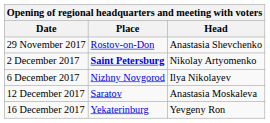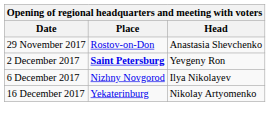(213, 61) Nikolay Artyomenko -> (197, 61) Yevgeny Ron
- row: (46, 93)
(197, 110) Yevgeny Ron -> (213, 93) Nikolay Artyomenko
